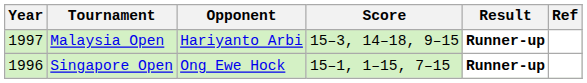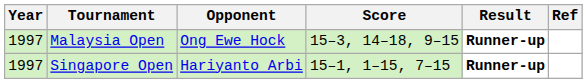(242, 41) Hariyanto Arbi -> (233, 41) Ong Ewe Hock
(26, 66) 1996 -> (26, 66) 1997
(233, 66) Ong Ewe Hock -> (242, 66) Hariyanto Arbi
